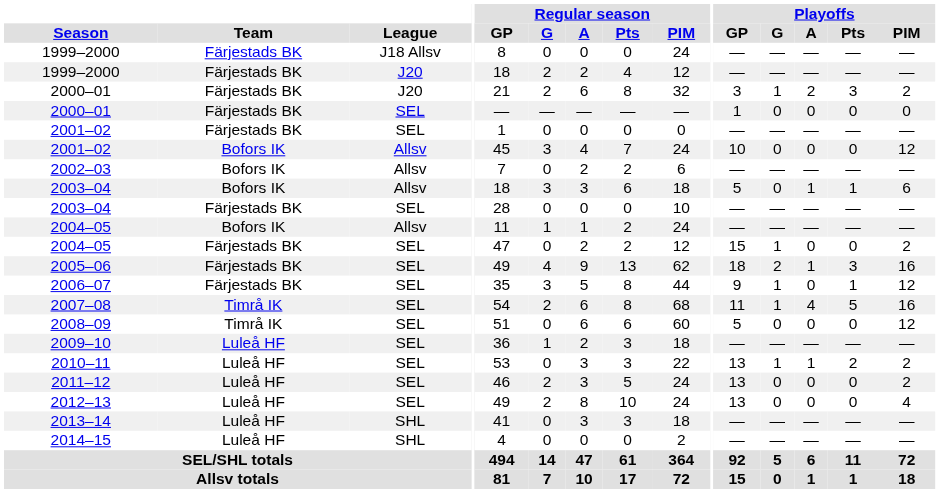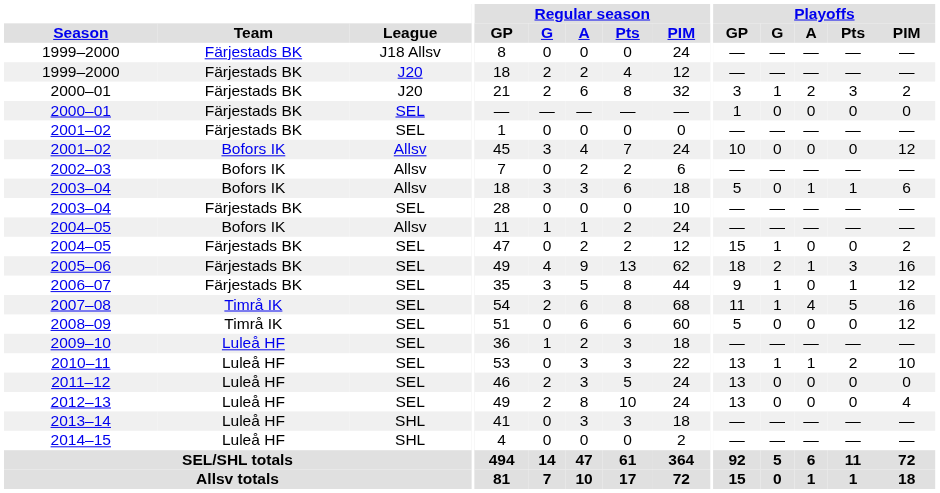(907, 362) 2 -> (907, 362) 10
(907, 382) 2 -> (907, 382) 0
